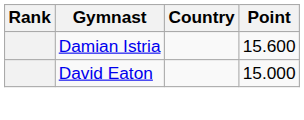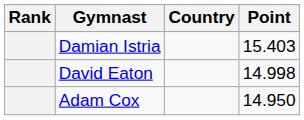(269, 45) 15.600 -> (269, 45) 15.403
(269, 73) 15.000 -> (269, 73) 14.998
+ row: (99, 100)
